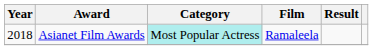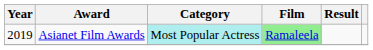(20, 34) 2018 -> (20, 34) 2019
(292, 34) no background -> (292, 34) lightgreen background
